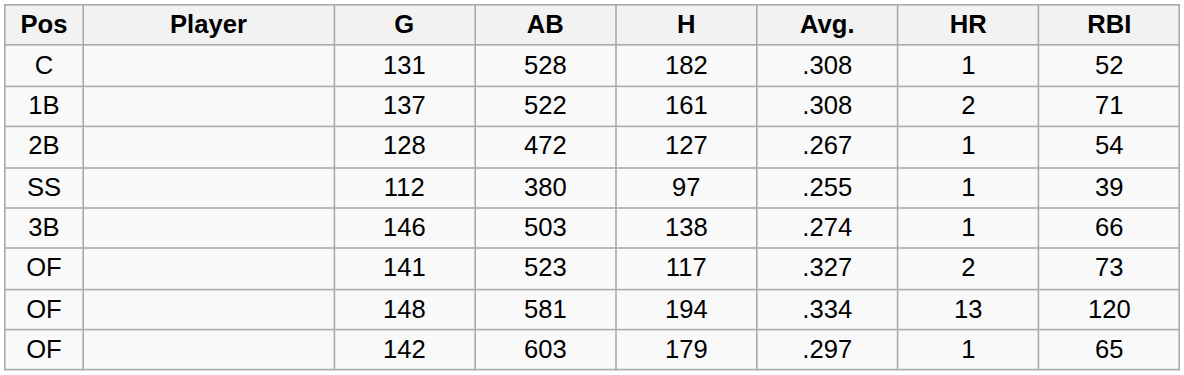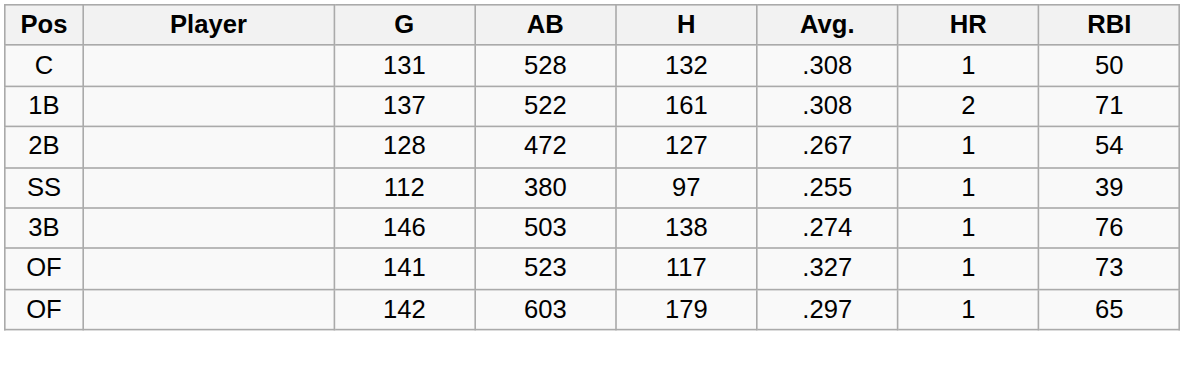(686, 65) 182 -> (686, 65) 132
(1109, 65) 52 -> (1109, 65) 50
(1109, 227) 66 -> (1109, 227) 76
(968, 268) 2 -> (968, 268) 1
- row: (404, 308)
